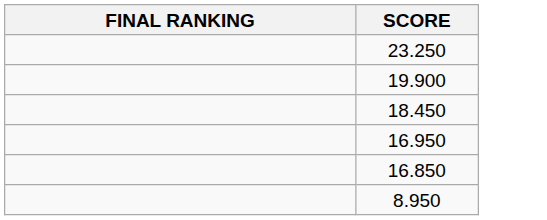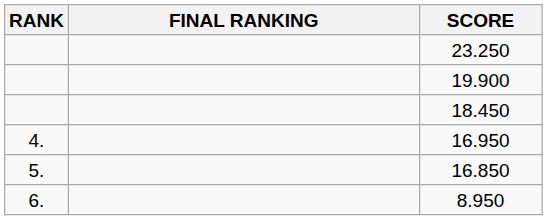+ column: (36, 20)
